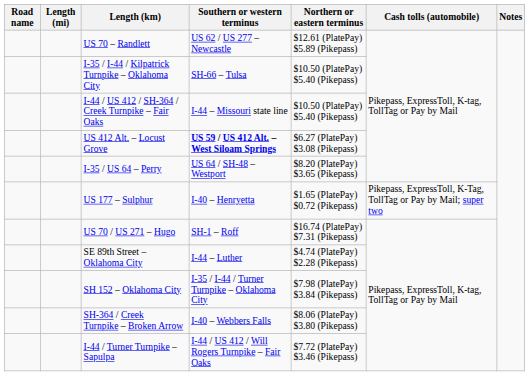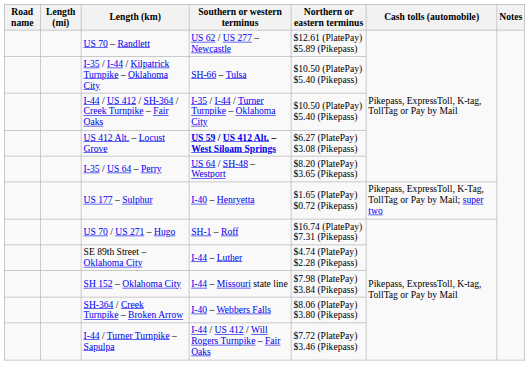(239, 111) I-44 – Missouri state line -> (233, 111) I-35 / I-44 / Turner Turnpike – Oklahoma City
(233, 289) I-35 / I-44 / Turner Turnpike – Oklahoma City -> (239, 284) I-44 – Missouri state line
